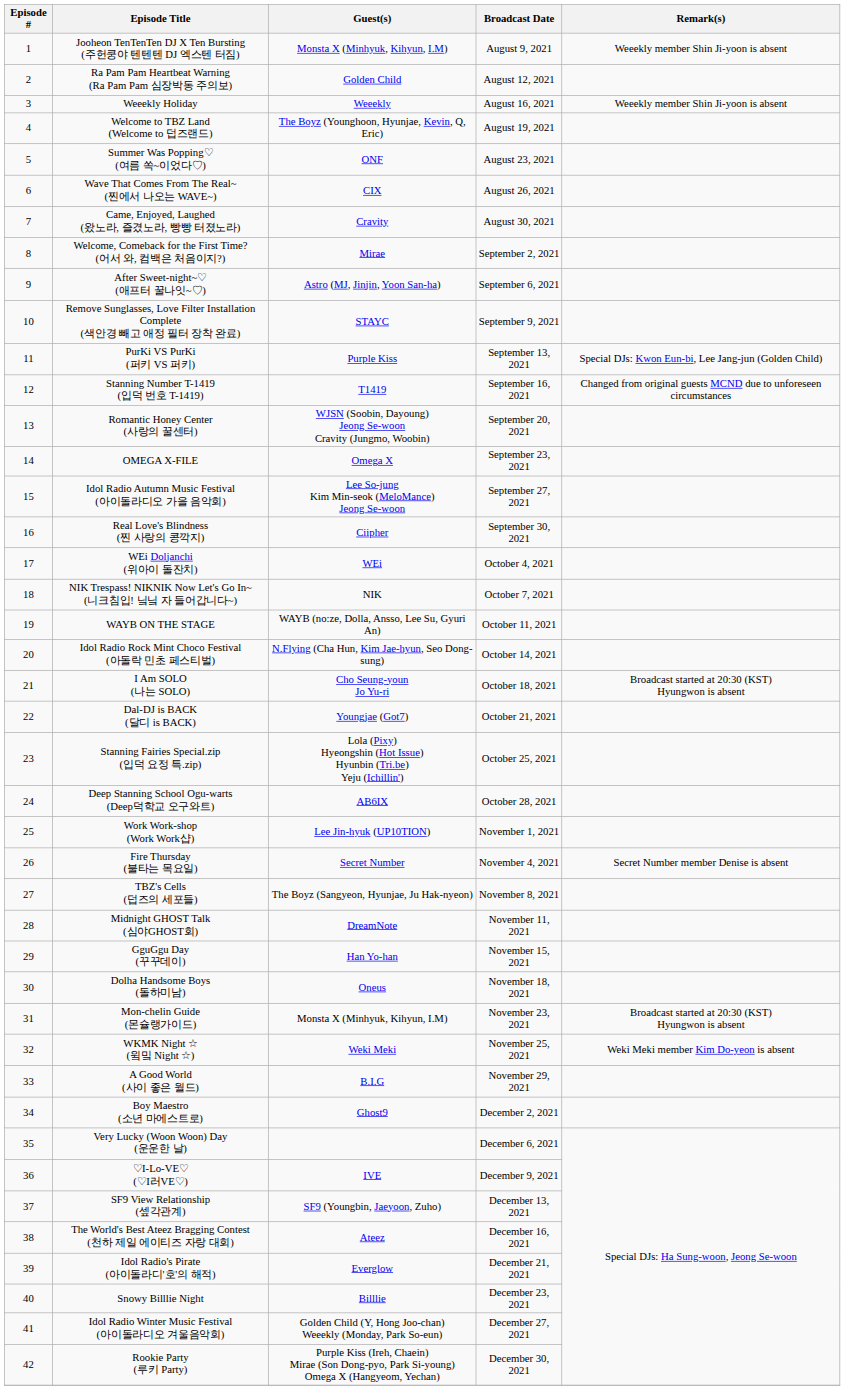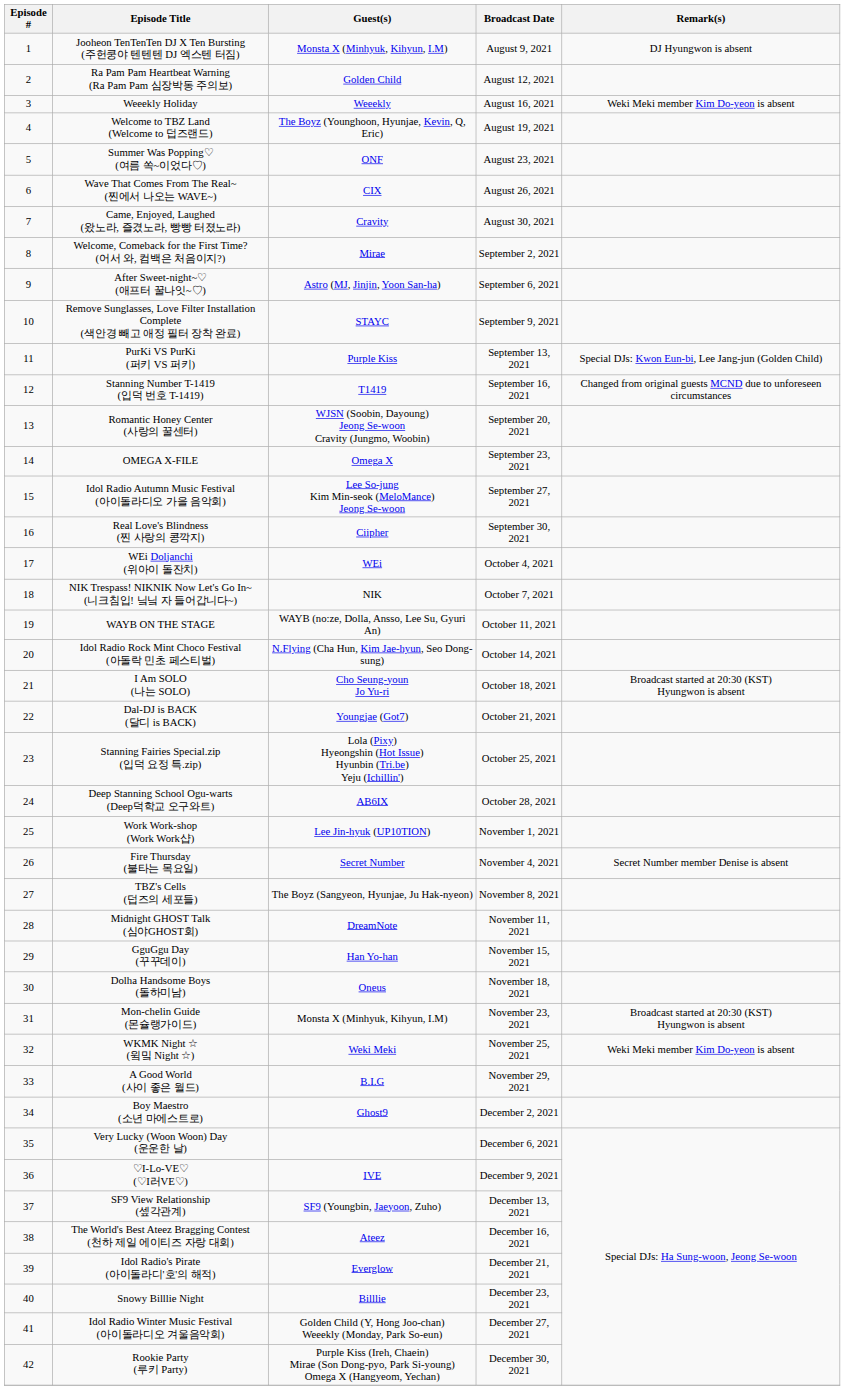(701, 49) Weeekly member Shin Ji-yoon is absent -> (701, 49) DJ Hyungwon is absent
(701, 104) Weeekly member Shin Ji-yoon is absent -> (701, 104) Weki Meki member Kim Do-yeon is absent
